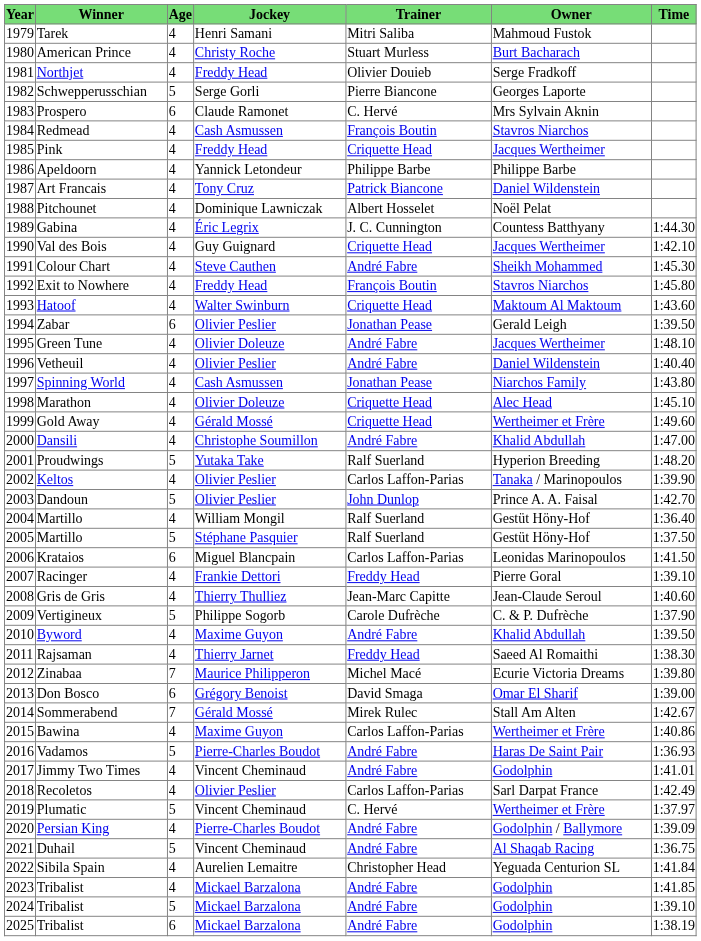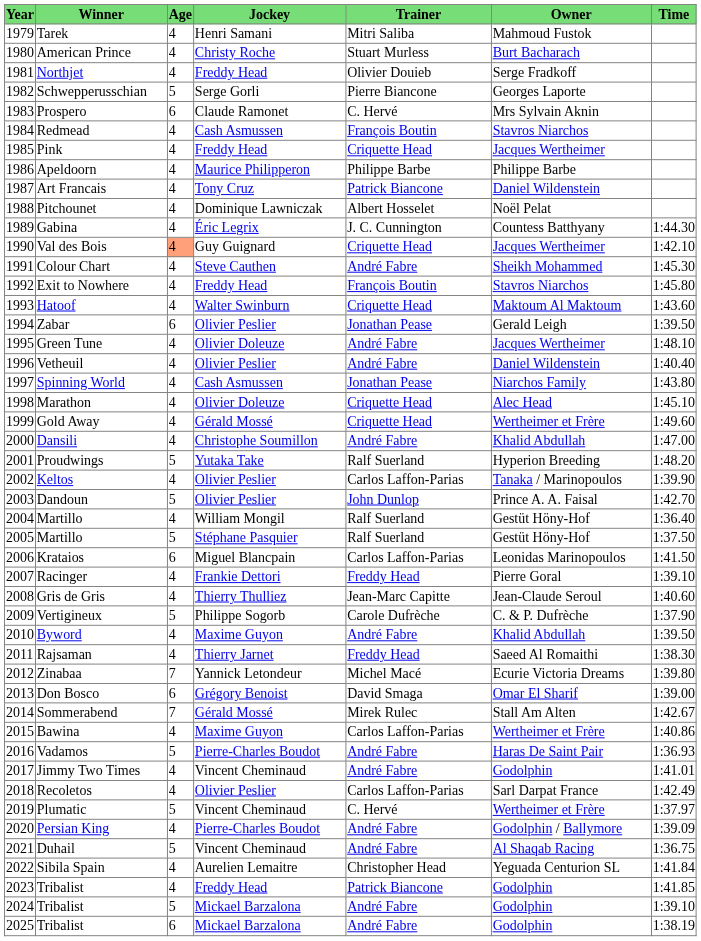(248, 169) Yannick Letondeur -> (252, 169) Maurice Philipperon
(172, 247) no background -> (172, 247) lightsalmon background
(252, 673) Maurice Philipperon -> (248, 673) Yannick Letondeur
(248, 887) Mickael Barzalona -> (231, 887) Freddy Head
(382, 887) André Fabre -> (395, 887) Patrick Biancone
